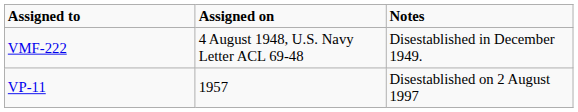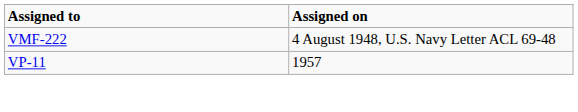- column: (407, 16)
